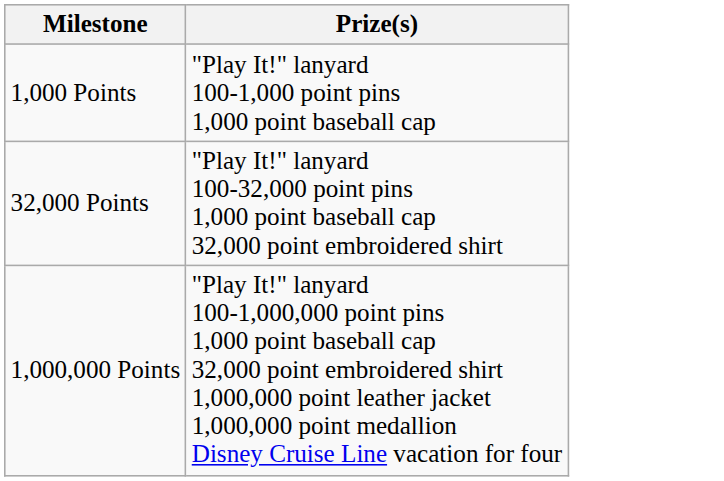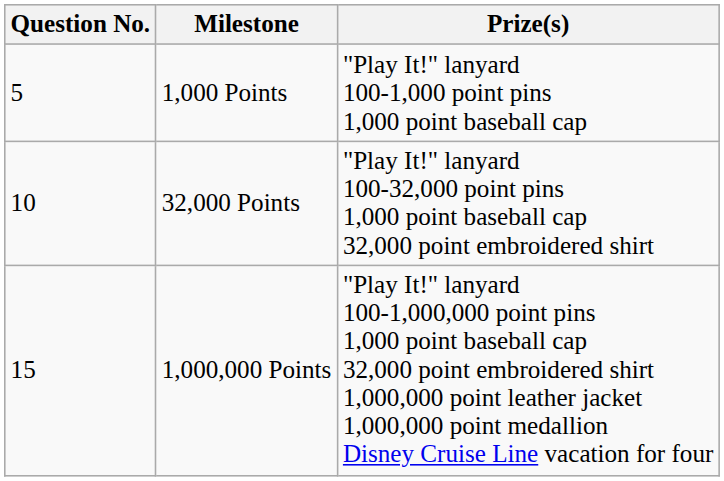+ column: (80, 24)
